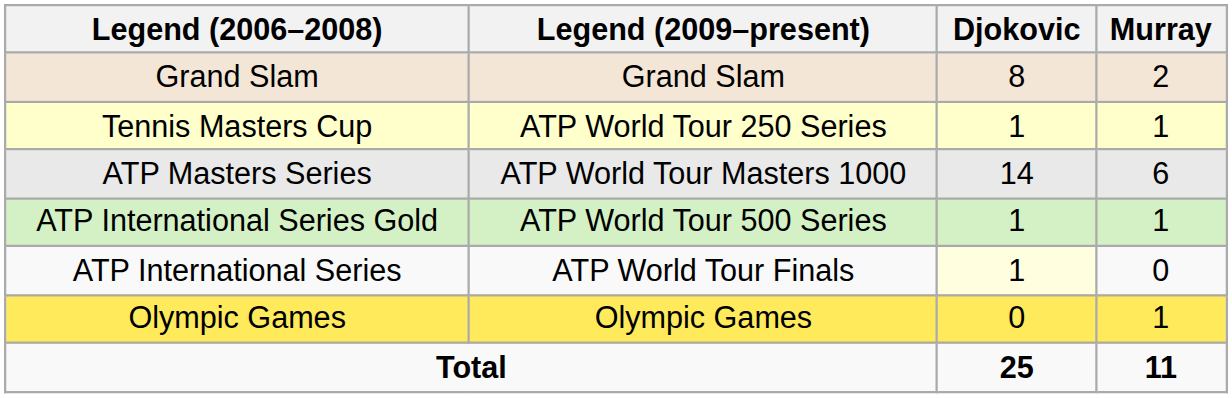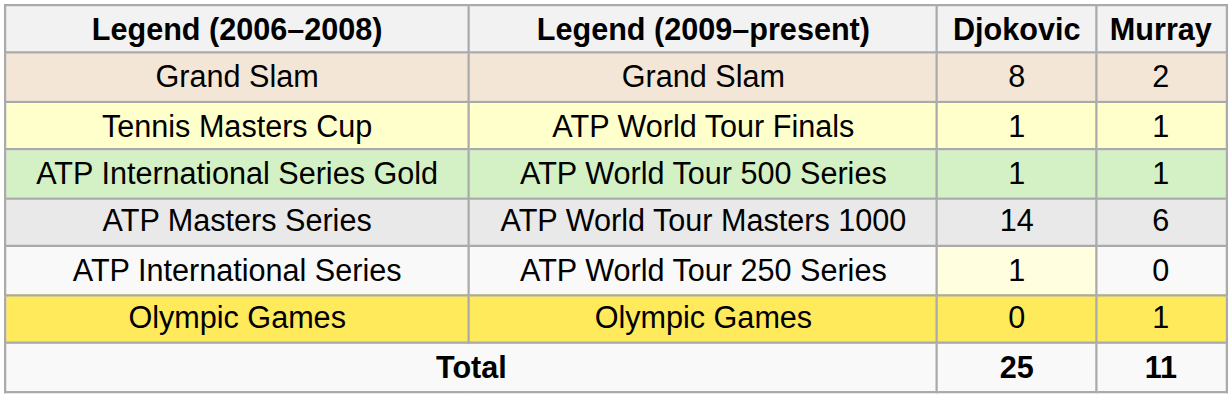(703, 125) ATP World Tour 250 Series -> (703, 125) ATP World Tour Finals
rows swapped: (237, 174) <-> (237, 222)
(703, 270) ATP World Tour Finals -> (703, 270) ATP World Tour 250 Series
